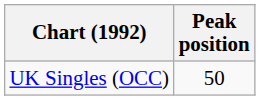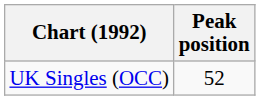(214, 77) 50 -> (214, 77) 52
